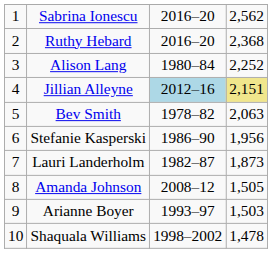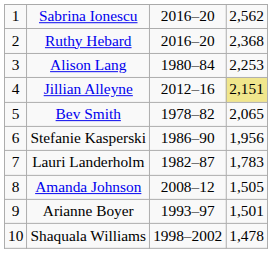(247, 65) 2,252 -> (247, 65) 2,253
(188, 89) lightblue background -> (188, 89) no background
(247, 114) 2,063 -> (247, 114) 2,065
(247, 162) 1,873 -> (247, 162) 1,783
(247, 211) 1,503 -> (247, 211) 1,501
